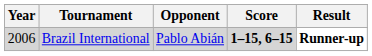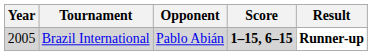(22, 39) 2006 -> (22, 39) 2005
